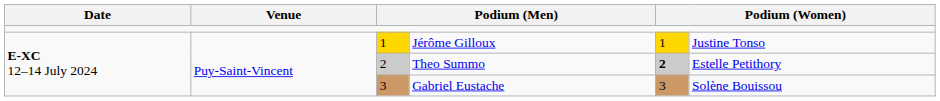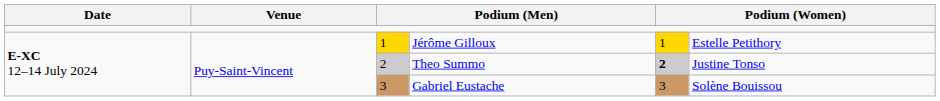(729, 42) Justine Tonso -> (737, 42) Estelle Petithory
(737, 63) Estelle Petithory -> (729, 63) Justine Tonso
